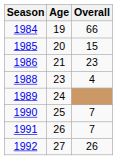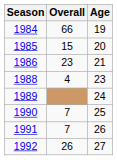columns swapped: (59, 12) <-> (92, 12)
